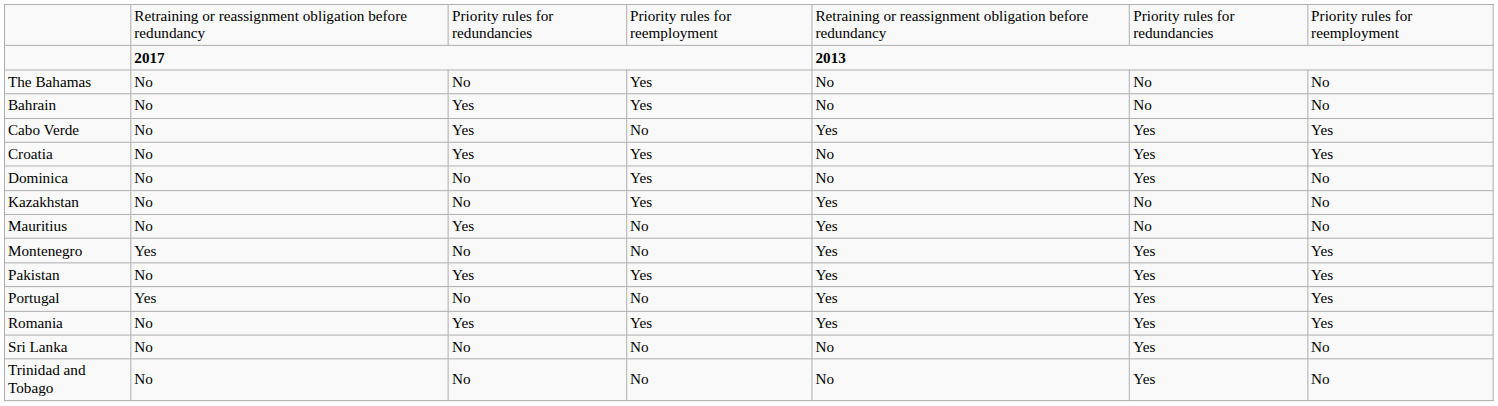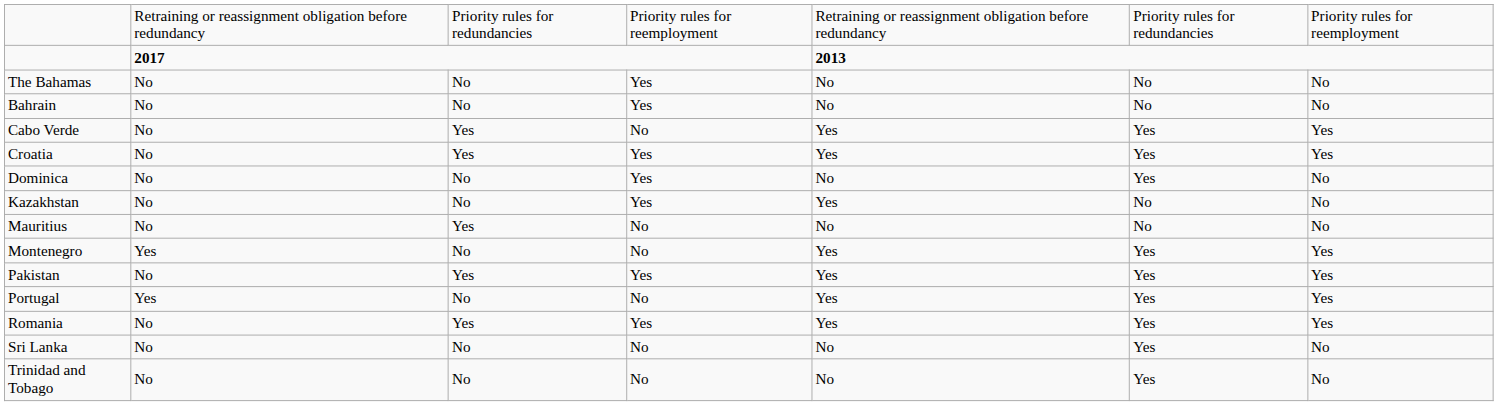(463, 105) Yes -> (461, 105) No
(825, 154) No -> (827, 154) Yes
(827, 226) Yes -> (825, 226) No
